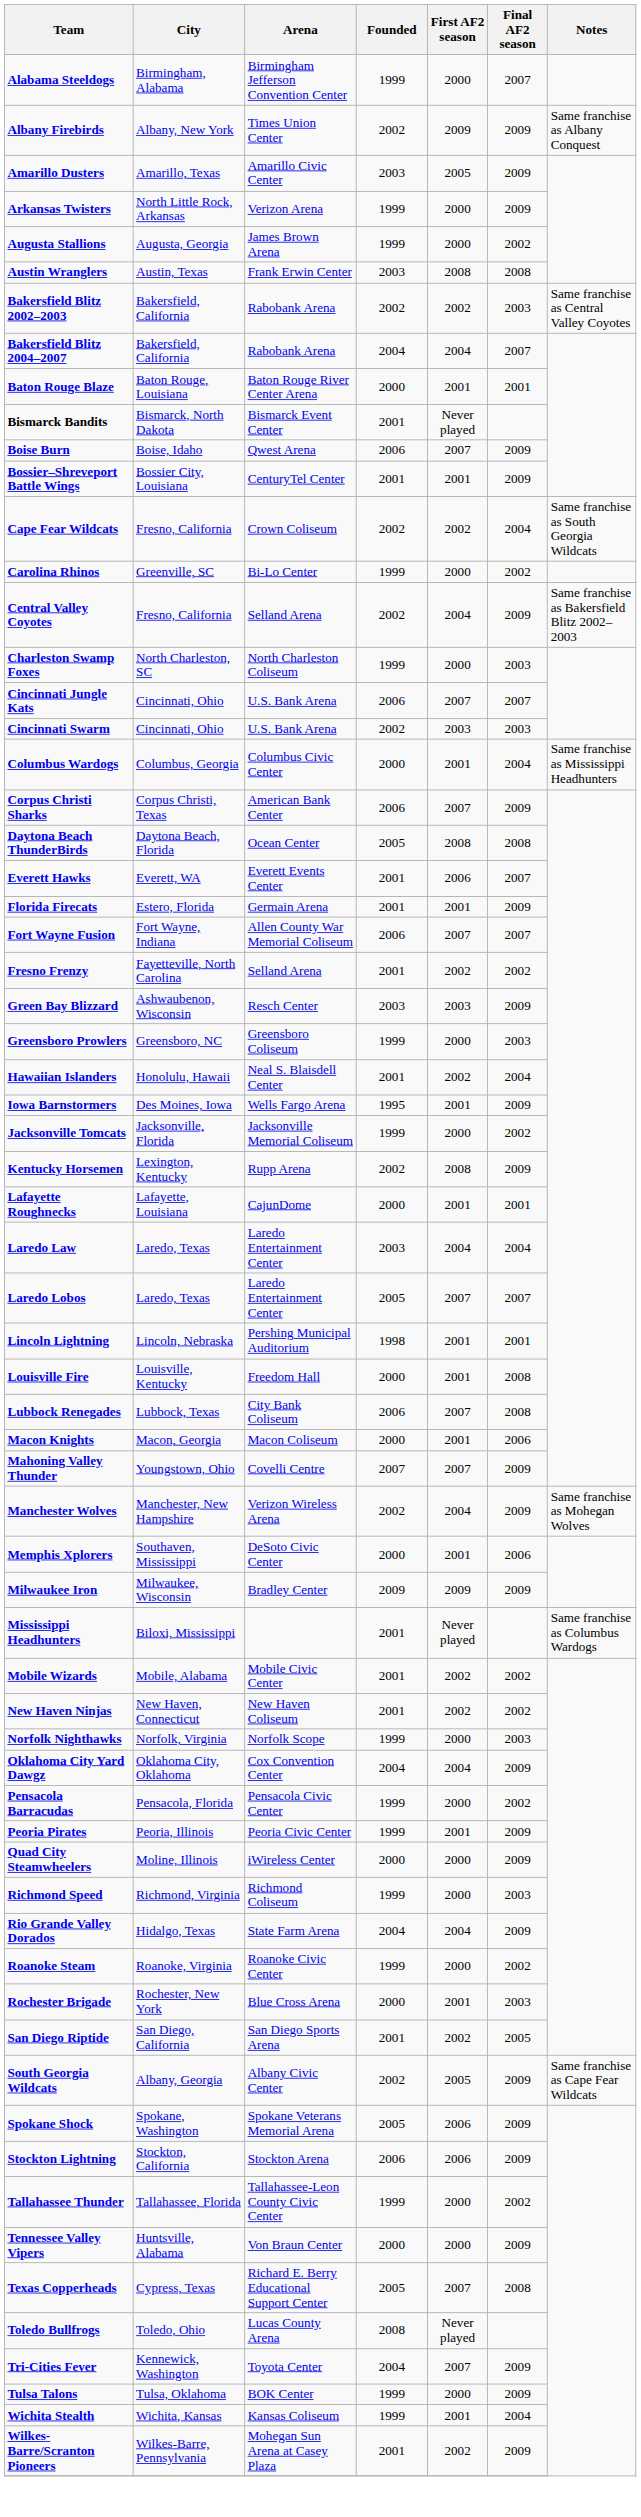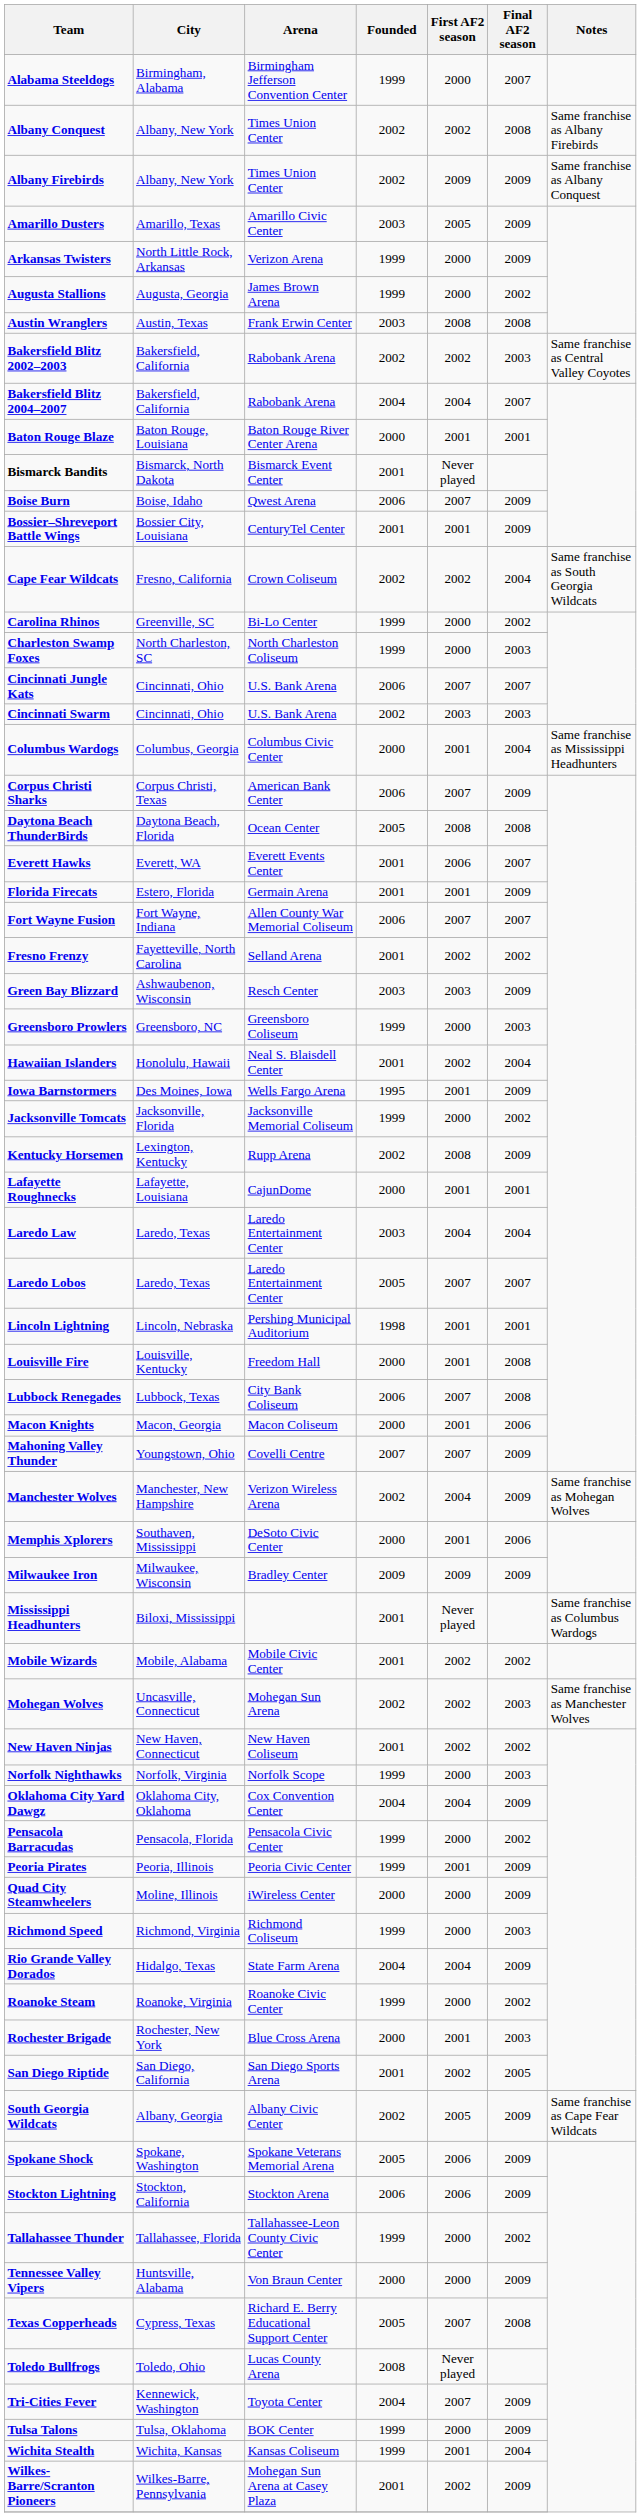+ row: (56, 130)
- row: (48, 614)
+ row: (55, 1704)
